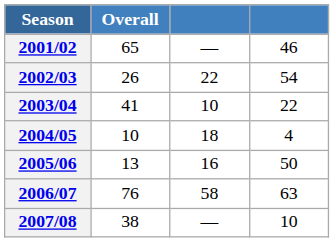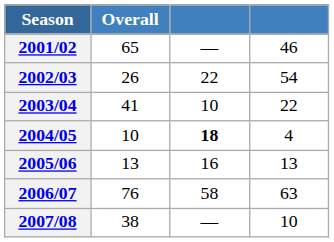(209, 134) normal -> (209, 134) bold
(289, 163) 50 -> (289, 163) 13
